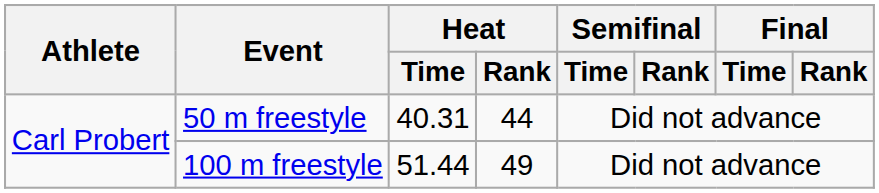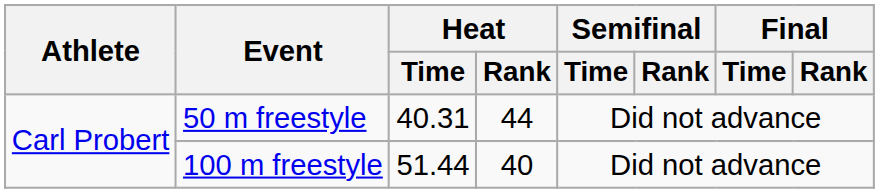(517, 164) 49 -> (517, 164) 40
